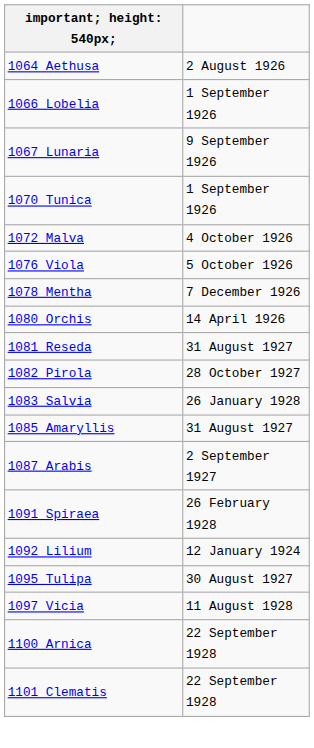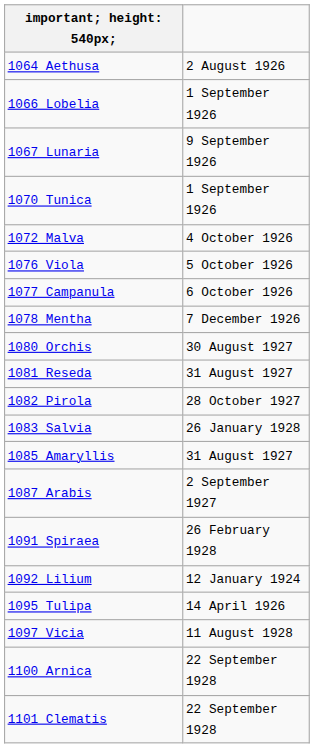+ row: (61, 292)
(236, 319) 14 April 1926 -> (239, 347) 30 August 1927
(239, 579) 30 August 1927 -> (236, 606) 14 April 1926
